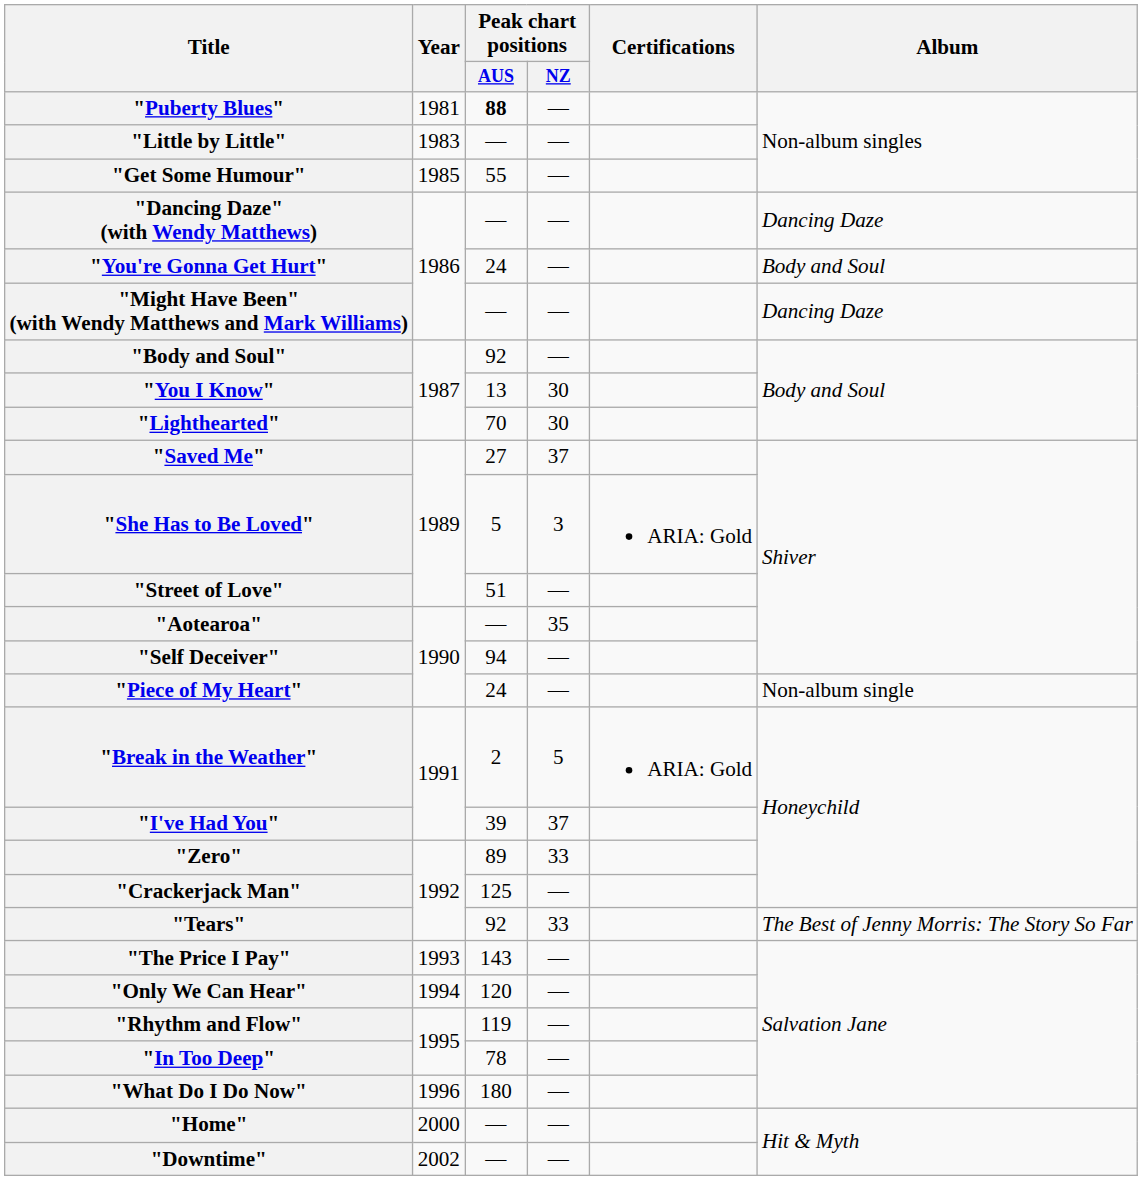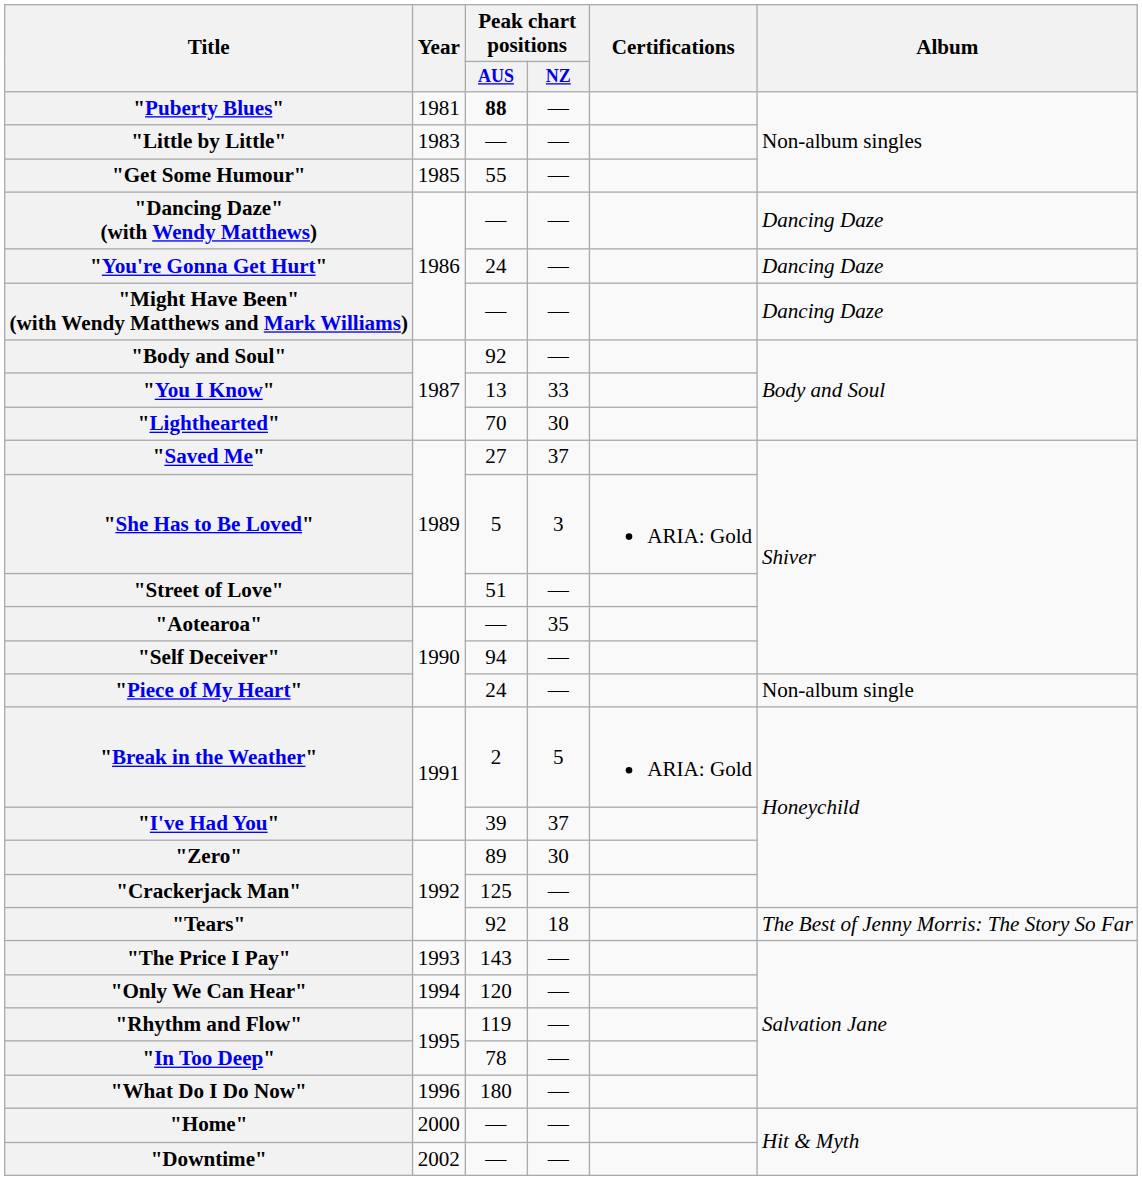(823, 265) Body and Soul -> (823, 265) Dancing Daze
(558, 390) 30 -> (558, 390) 33
(558, 857) 33 -> (558, 857) 30
(558, 924) 33 -> (558, 924) 18
